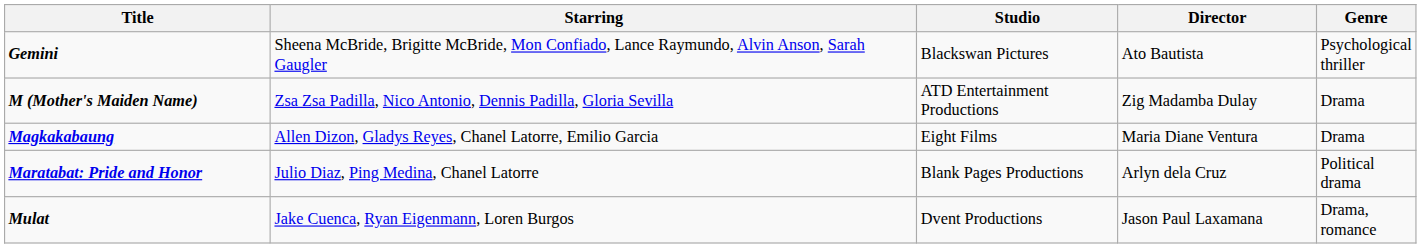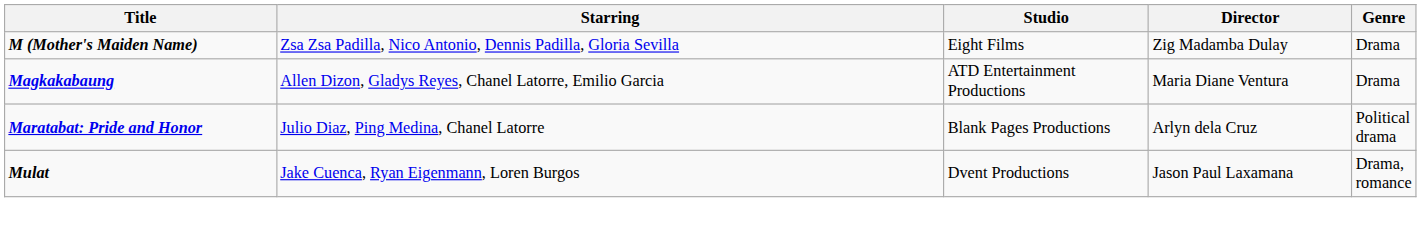- row: (33, 54)
(985, 100) ATD Entertainment Productions -> (986, 45) Eight Films
(959, 137) Eight Films -> (1012, 81) ATD Entertainment Productions
